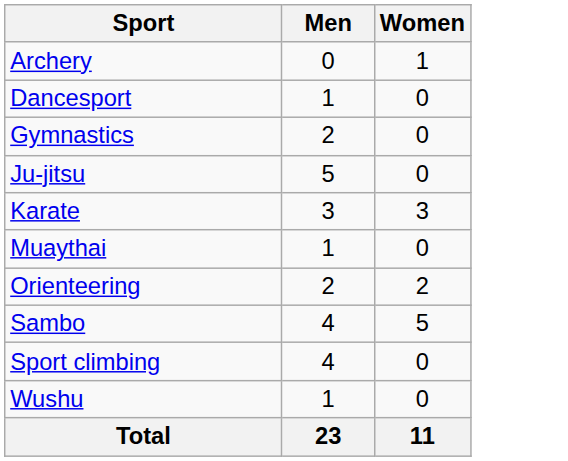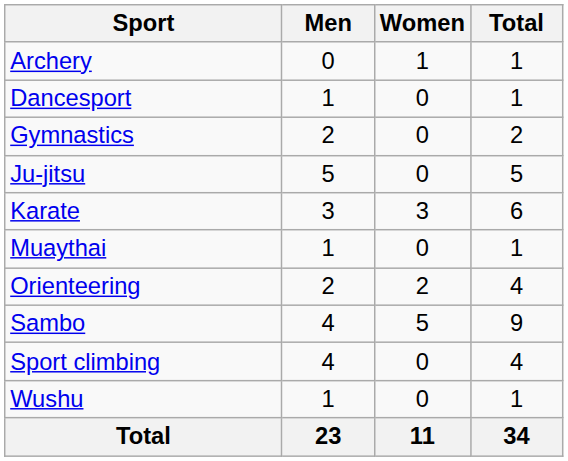+ column: (517, 23)
